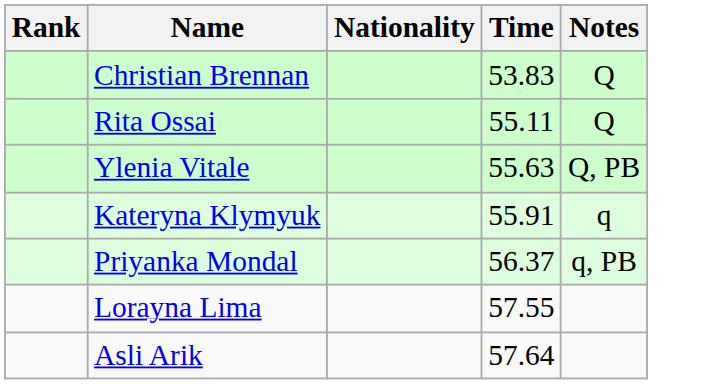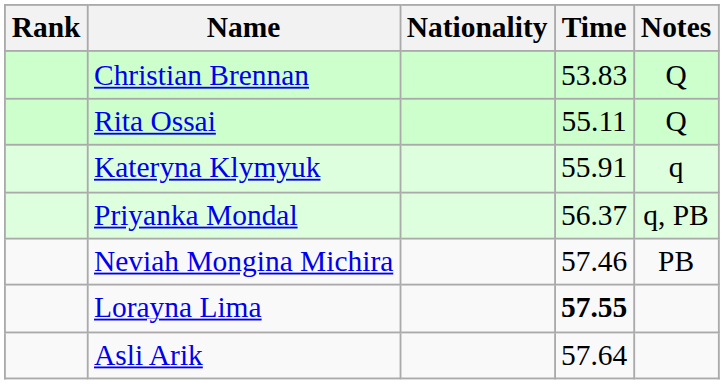- row: (172, 167)
+ row: (244, 261)
(521, 307) normal -> (594, 307) bold
